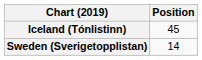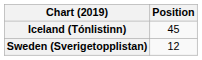(173, 47) 14 -> (173, 47) 12
